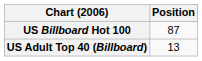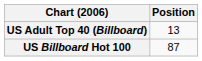rows swapped: (77, 30) <-> (77, 47)
